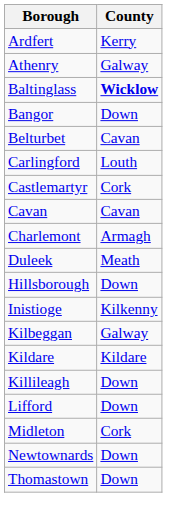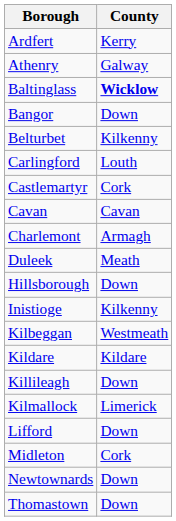(120, 138) Cavan -> (129, 138) Kilkenny
(124, 333) Galway -> (134, 333) Westmeath
+ row: (43, 406)
